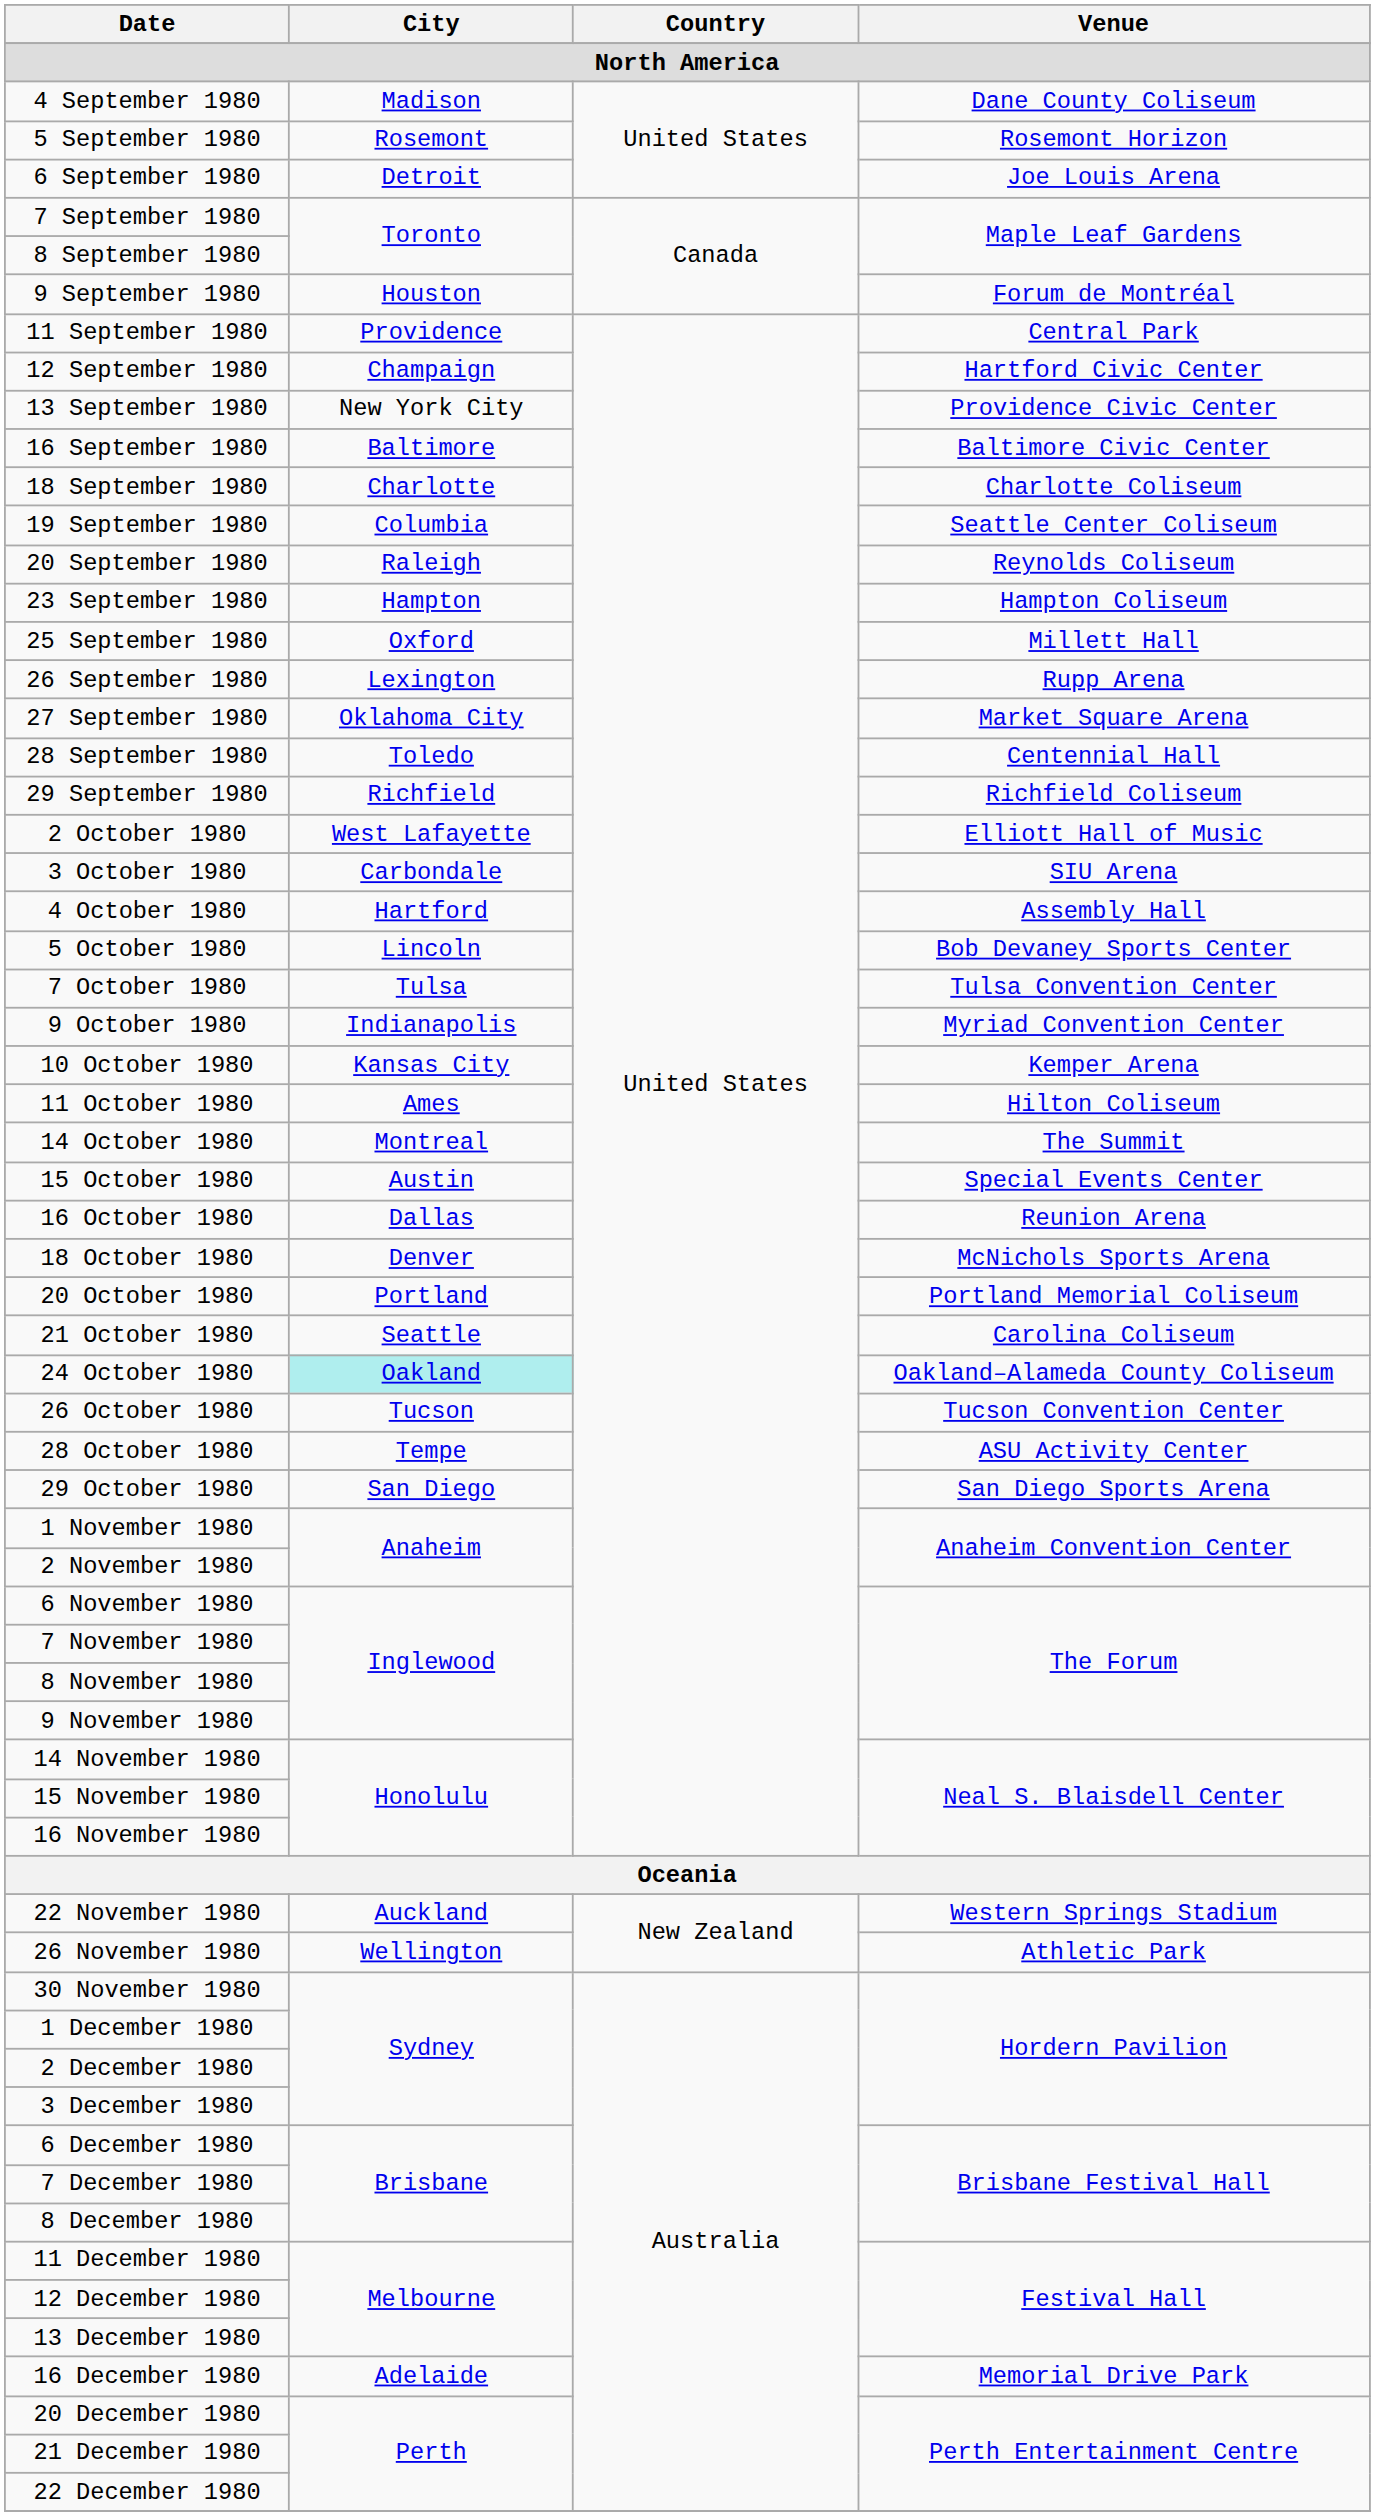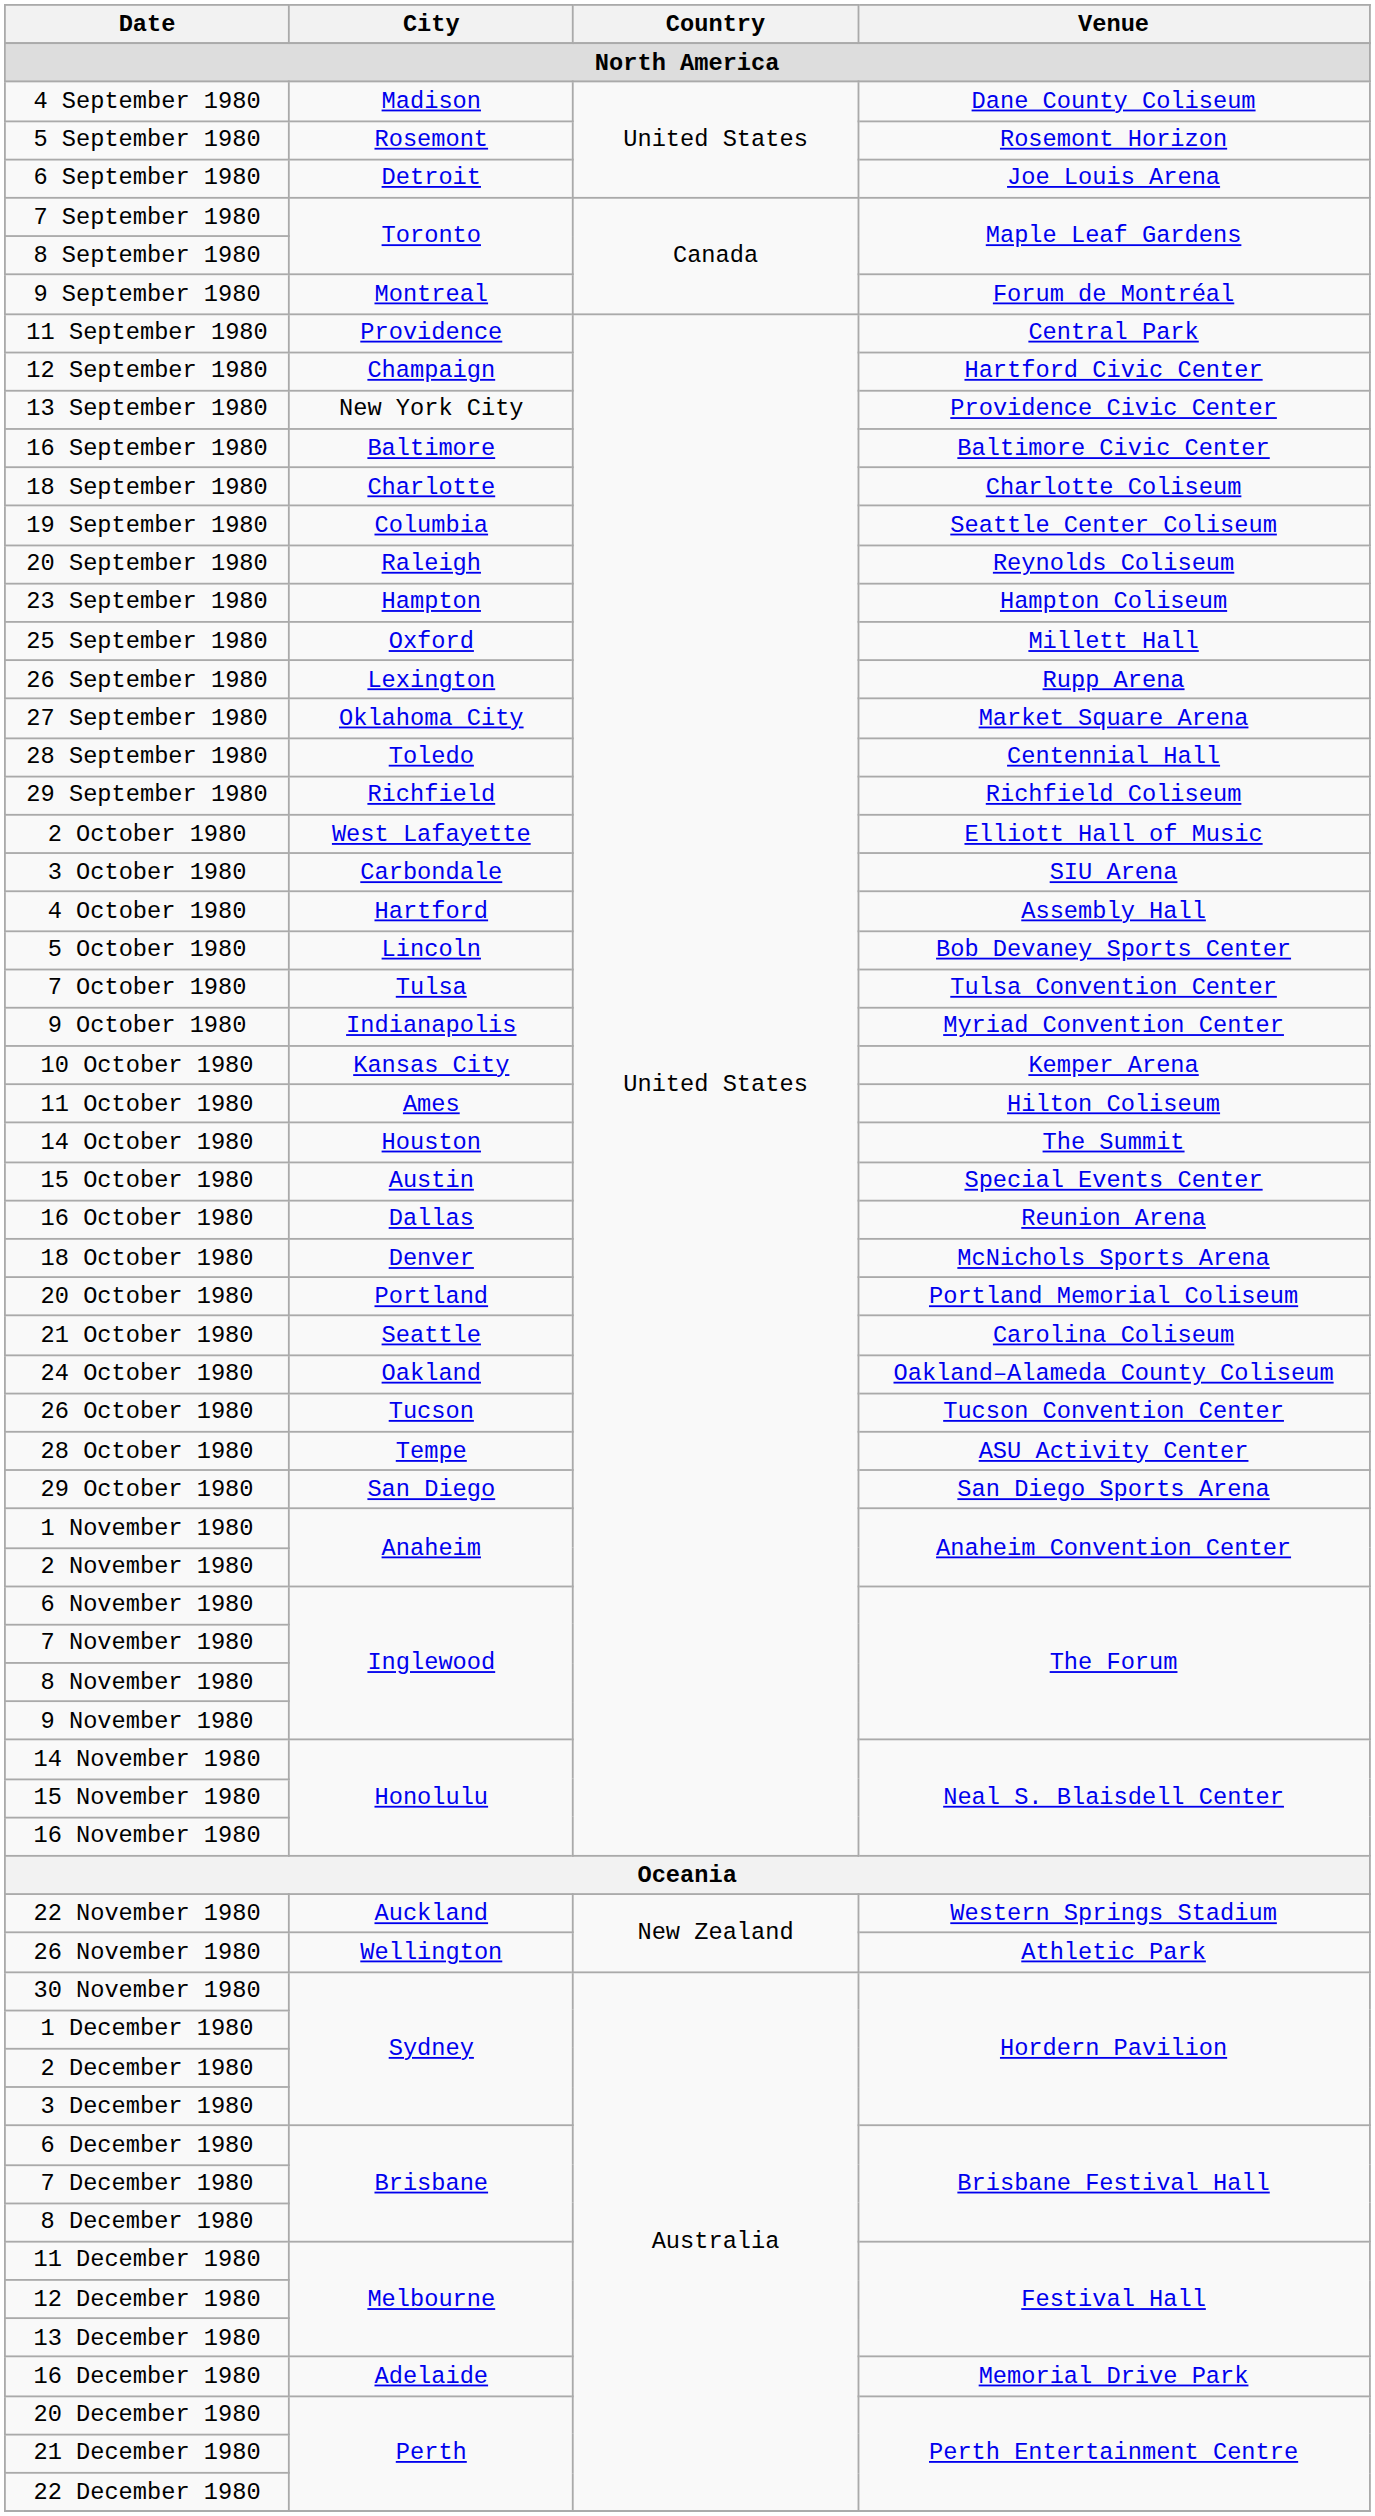(431, 294) Houston -> (431, 294) Montreal
(431, 1142) Montreal -> (431, 1142) Houston
(431, 1374) paleturquoise background -> (431, 1374) no background
